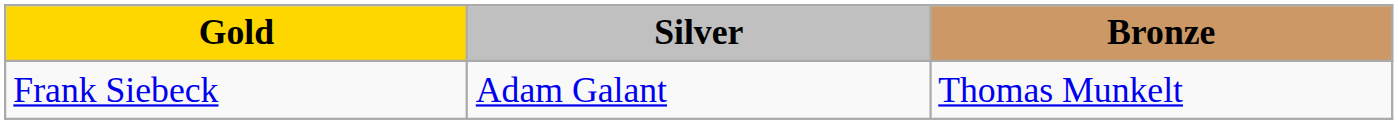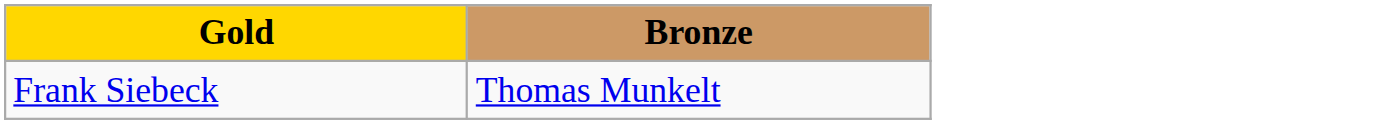- column: (699, 32)
